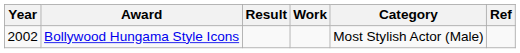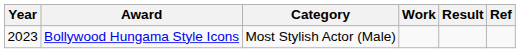columns swapped: (408, 15) <-> (266, 15)
(23, 36) 2002 -> (23, 36) 2023
